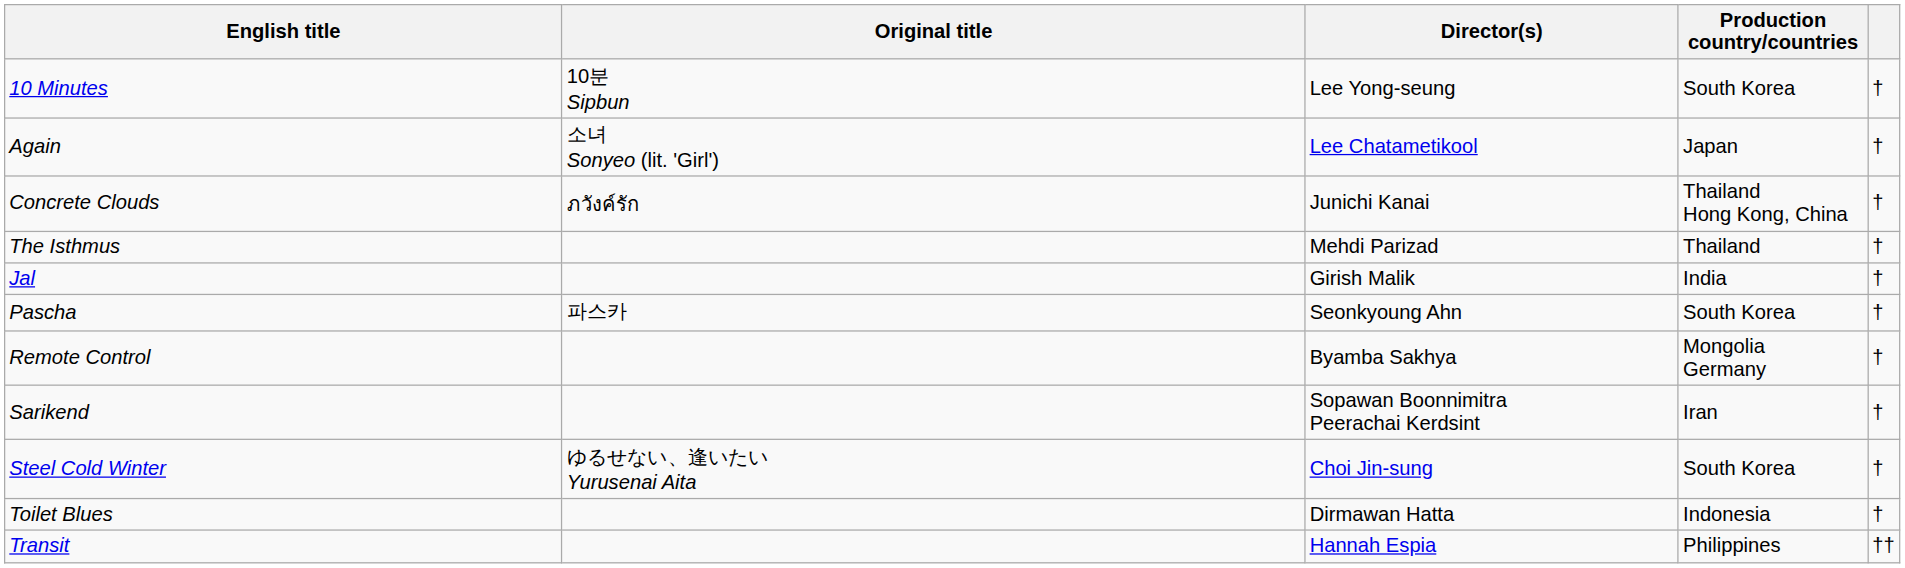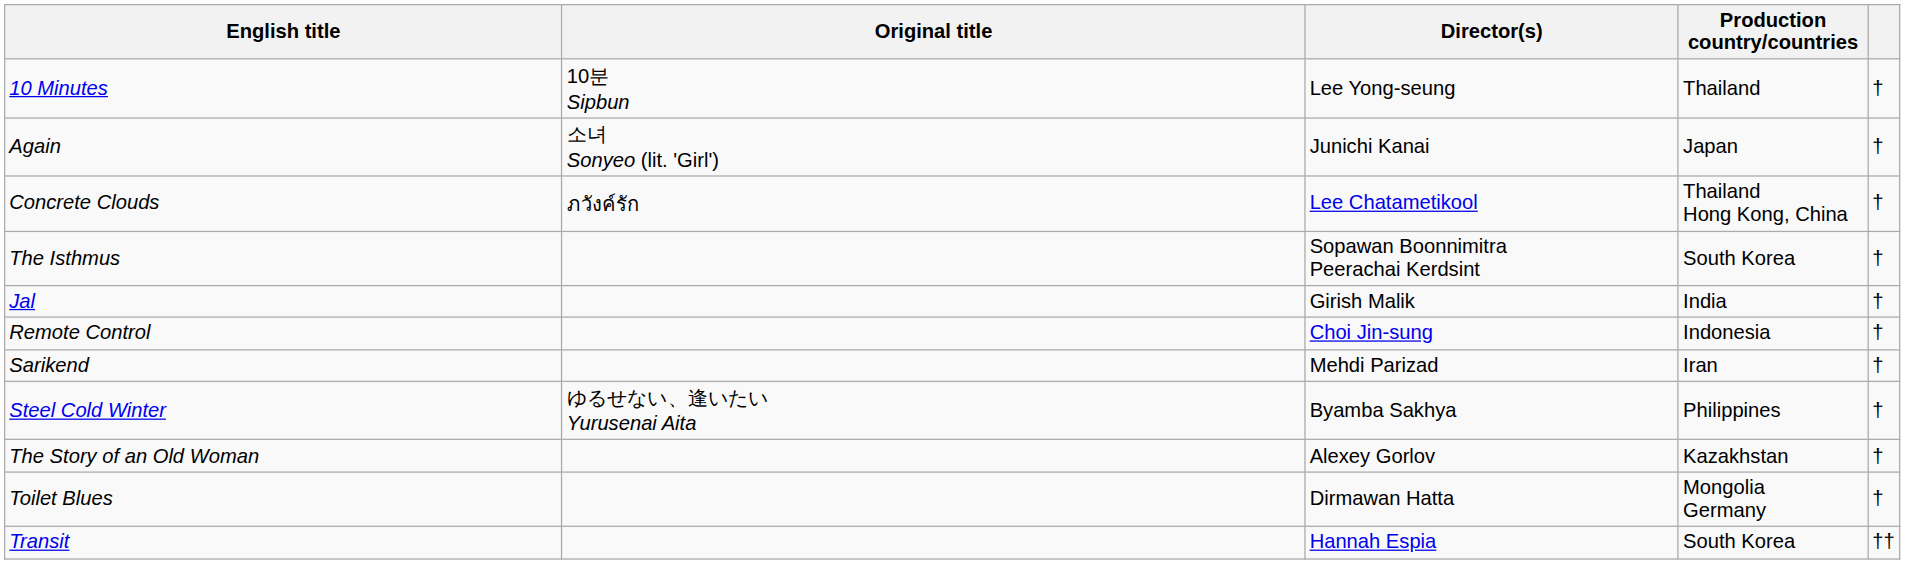(1739, 88) South Korea -> (1722, 88) Thailand
(1394, 146) Lee Chatametikool -> (1370, 146) Junichi Kanai
(1370, 203) Junichi Kanai -> (1394, 203) Lee Chatametikool
(1374, 246) Mehdi Parizad -> (1408, 257) Sopawan Boonnimitra Peerachai Kerdsint
(1722, 246) Thailand -> (1739, 257) South Korea
- row: (43, 312)
(1383, 357) Byamba Sakhya -> (1371, 333) Choi Jin-sung
(1725, 357) Mongolia Germany -> (1727, 333) Indonesia
(1408, 412) Sopawan Boonnimitra Peerachai Kerdsint -> (1374, 365) Mehdi Parizad
(1371, 468) Choi Jin-sung -> (1383, 410) Byamba Sakhya
(1739, 468) South Korea -> (1732, 410) Philippines
+ row: (134, 455)
(1727, 514) Indonesia -> (1725, 498) Mongolia Germany
(1732, 546) Philippines -> (1739, 542) South Korea
